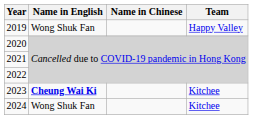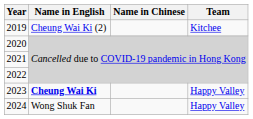(63, 28) Wong Shuk Fan -> (69, 28) Cheung Wai Ki (2)
(216, 28) Happy Valley -> (206, 28) Kitchee
(204, 91) Kitchee -> (217, 91) Happy Valley
(204, 106) Kitchee -> (217, 106) Happy Valley
